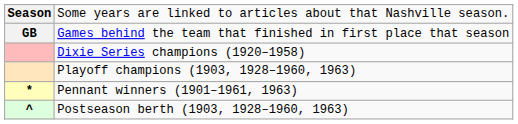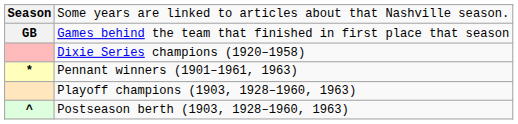rows swapped: (207, 72) <-> (178, 91)
